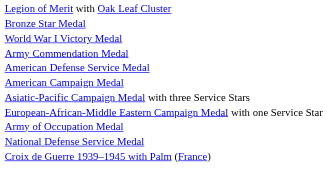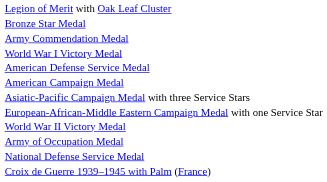rows swapped: (67, 53) <-> (63, 38)
+ row: (65, 127)
